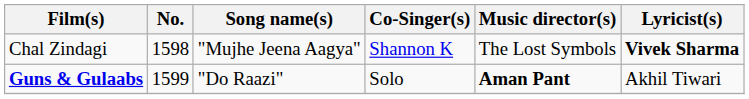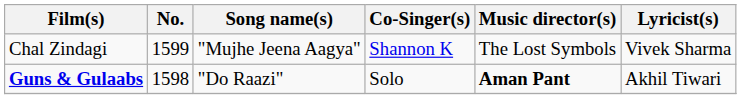(170, 49) 1598 -> (170, 49) 1599
(682, 49) bold -> (678, 49) normal
(170, 78) 1599 -> (170, 78) 1598
